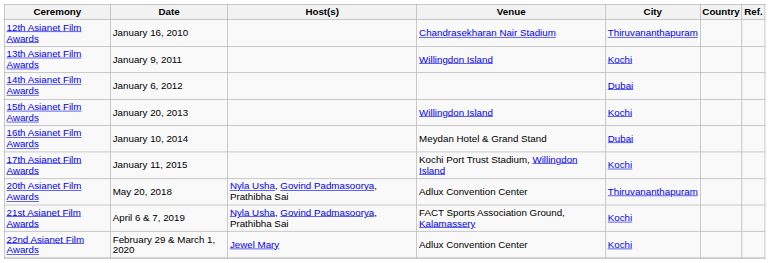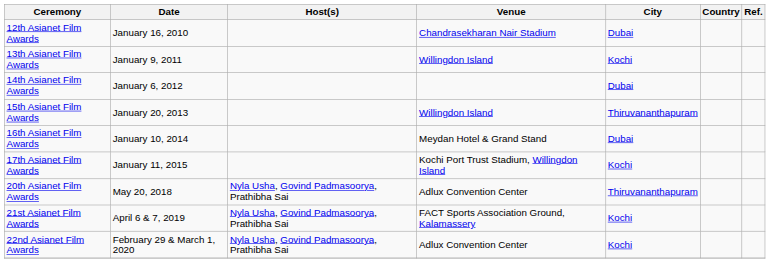(653, 33) Thiruvananthapuram -> (621, 33) Dubai
(620, 112) Kochi -> (653, 112) Thiruvananthapuram
(255, 244) Jewel Mary -> (303, 244) Nyla Usha, Govind Padmasoorya, Prathibha Sai
